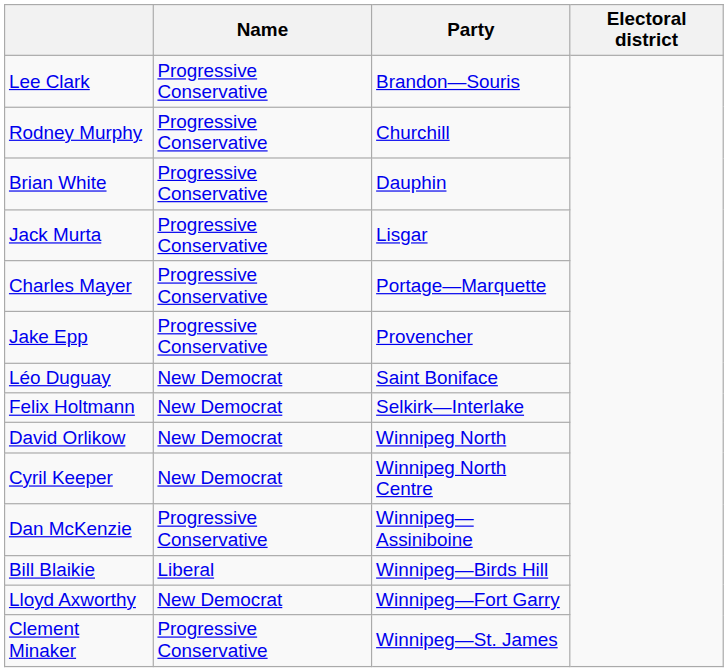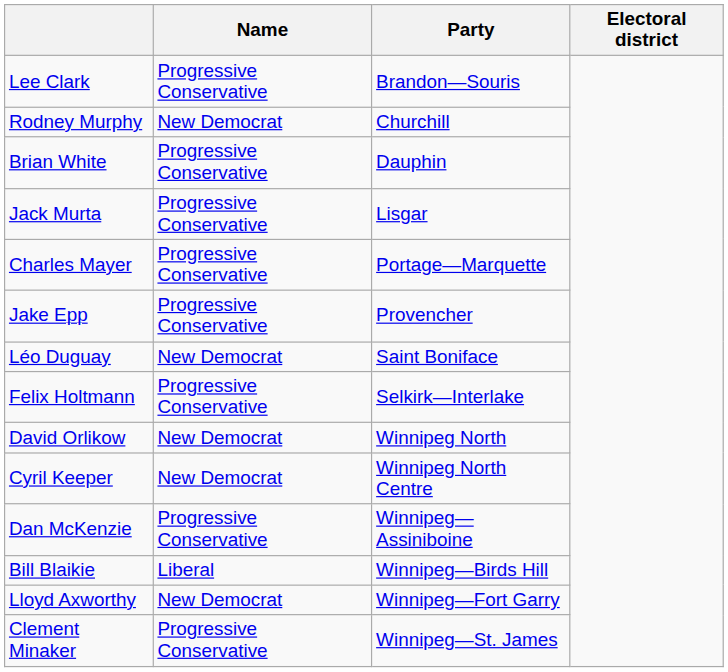(213, 132) Progressive Conservative -> (220, 121) New Democrat
(220, 407) New Democrat -> (213, 397) Progressive Conservative
